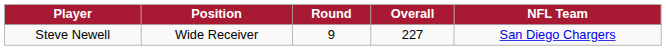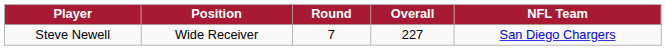(331, 34) 9 -> (331, 34) 7
